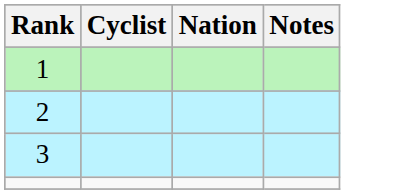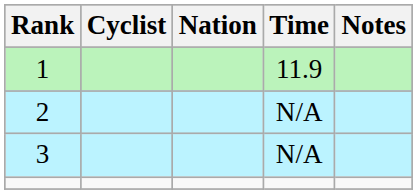+ column: (299, 25)
